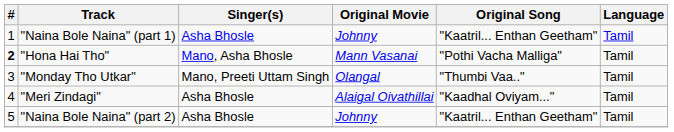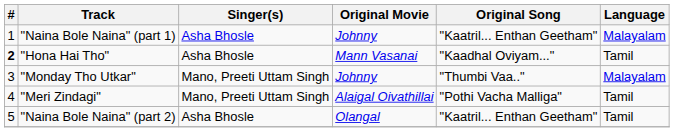(618, 35) Tamil -> (635, 35) Malayalam
(237, 56) Mano, Asha Bhosle -> (218, 56) Asha Bhosle
(501, 56) "Pothi Vacha Malliga" -> (497, 56) "Kaadhal Oviyam..."
(358, 76) Olangal -> (356, 76) Johnny
(618, 76) Tamil -> (635, 76) Malayalam
(218, 97) Asha Bhosle -> (255, 97) Mano, Preeti Uttam Singh
(497, 97) "Kaadhal Oviyam..." -> (501, 97) "Pothi Vacha Malliga"
(356, 117) Johnny -> (358, 117) Olangal
